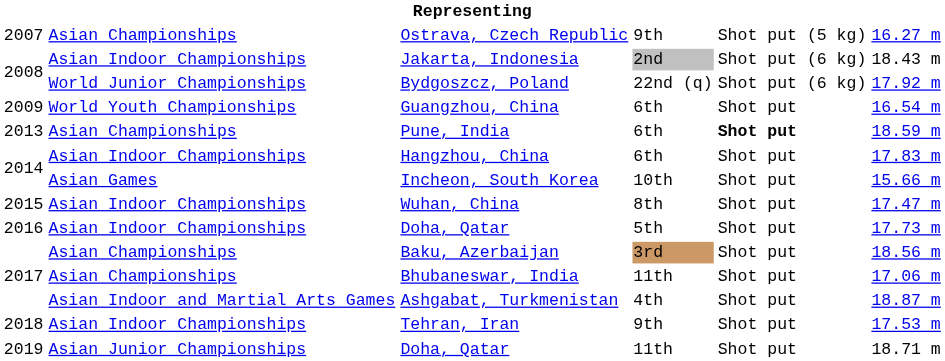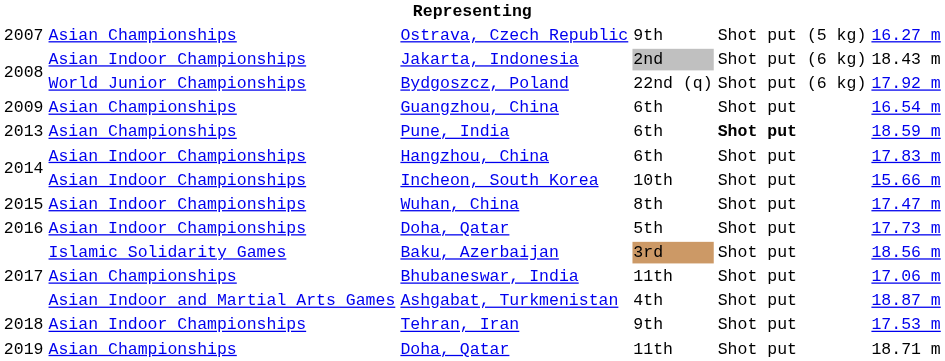(172, 108) World Youth Championships -> (143, 108) Asian Championships
(103, 180) Asian Games -> (177, 180) Asian Indoor Championships
(143, 253) Asian Championships -> (167, 253) Islamic Solidarity Games
(177, 349) Asian Junior Championships -> (143, 349) Asian Championships
